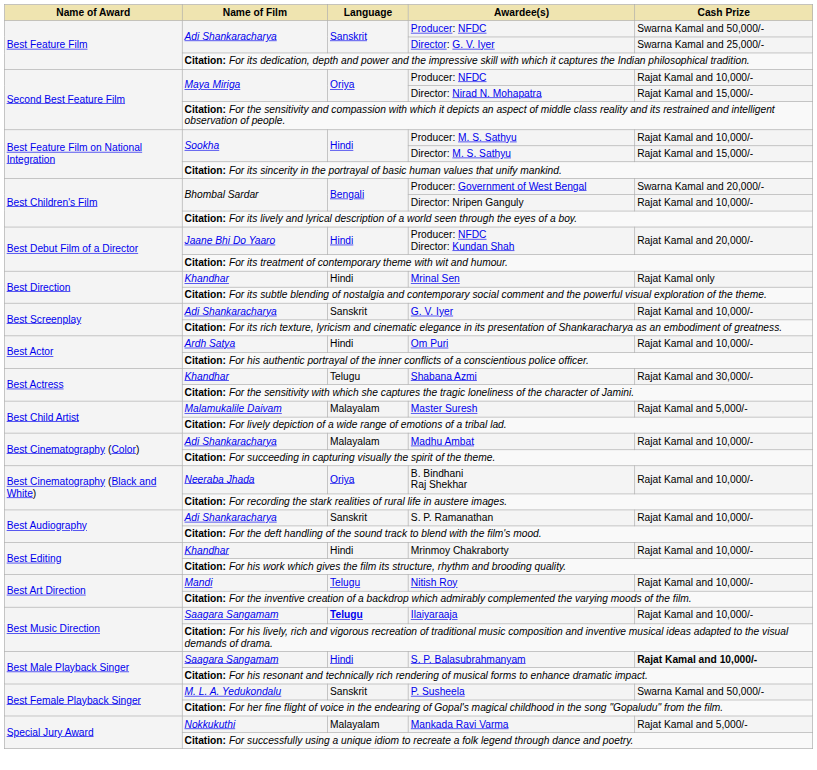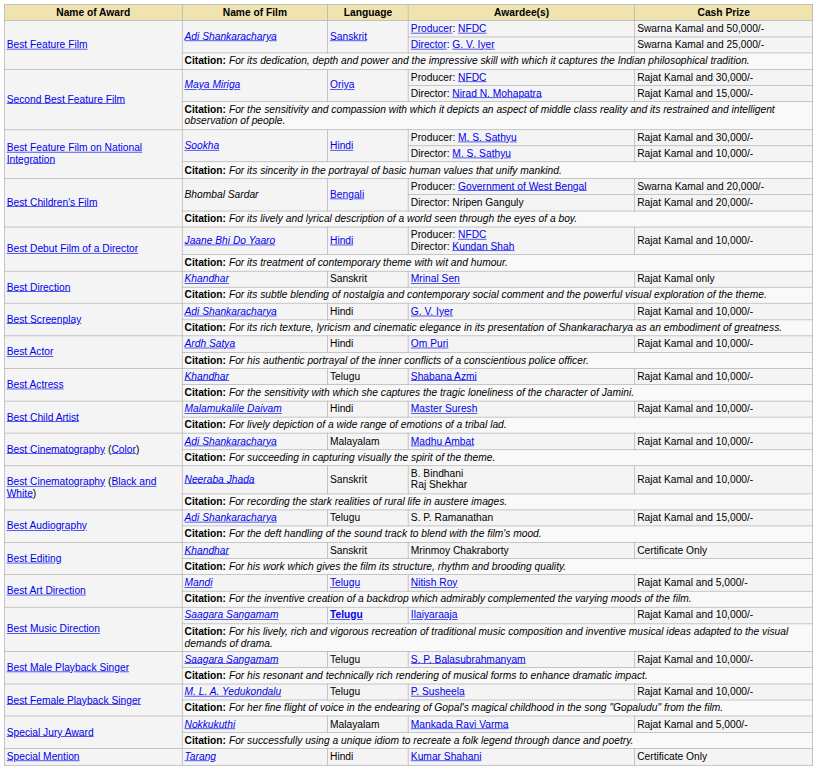(695, 77) Rajat Kamal and 10,000/- -> (695, 77) Rajat Kamal and 30,000/-
(695, 137) Rajat Kamal and 10,000/- -> (695, 137) Rajat Kamal and 30,000/-
(695, 154) Rajat Kamal and 15,000/- -> (695, 154) Rajat Kamal and 10,000/-
(695, 202) Rajat Kamal and 10,000/- -> (695, 202) Rajat Kamal and 20,000/-
(695, 241) Rajat Kamal and 20,000/- -> (695, 241) Rajat Kamal and 10,000/-
(342, 279) Hindi -> (348, 279) Sanskrit
(348, 311) Sanskrit -> (342, 311) Hindi
(695, 376) Rajat Kamal and 30,000/- -> (695, 376) Rajat Kamal and 10,000/-
(355, 409) Malayalam -> (342, 409) Hindi
(692, 409) Rajat Kamal and 5,000/- -> (695, 409) Rajat Kamal and 10,000/-
(342, 479) Oriya -> (348, 479) Sanskrit
(348, 518) Sanskrit -> (345, 518) Telugu
(695, 518) Rajat Kamal and 10,000/- -> (695, 518) Rajat Kamal and 15,000/-
(342, 550) Hindi -> (348, 550) Sanskrit
(695, 550) Rajat Kamal and 10,000/- -> (672, 550) Certificate Only
(695, 583) Rajat Kamal and 10,000/- -> (692, 583) Rajat Kamal and 5,000/-
(342, 659) Hindi -> (345, 659) Telugu
(697, 659) bold -> (695, 659) normal
(348, 692) Sanskrit -> (345, 692) Telugu
(701, 692) Swarna Kamal and 50,000/- -> (695, 692) Rajat Kamal and 10,000/-
+ row: (200, 757)
